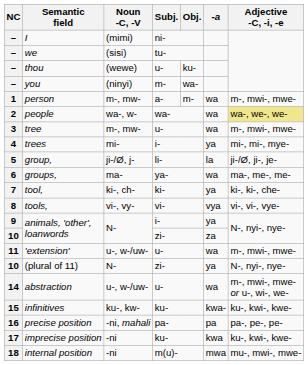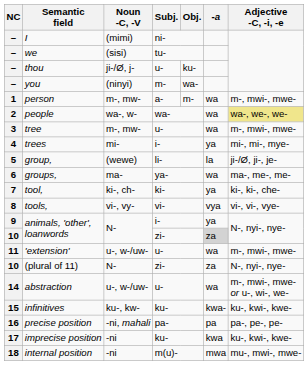(122, 68) (wewe) -> (120, 68) ji-/Ø, j-
(120, 159) ji-/Ø, j- -> (122, 159) (wewe)
(211, 236) no background -> (211, 236) lightgrey background
(211, 266) ya -> (211, 266) za
